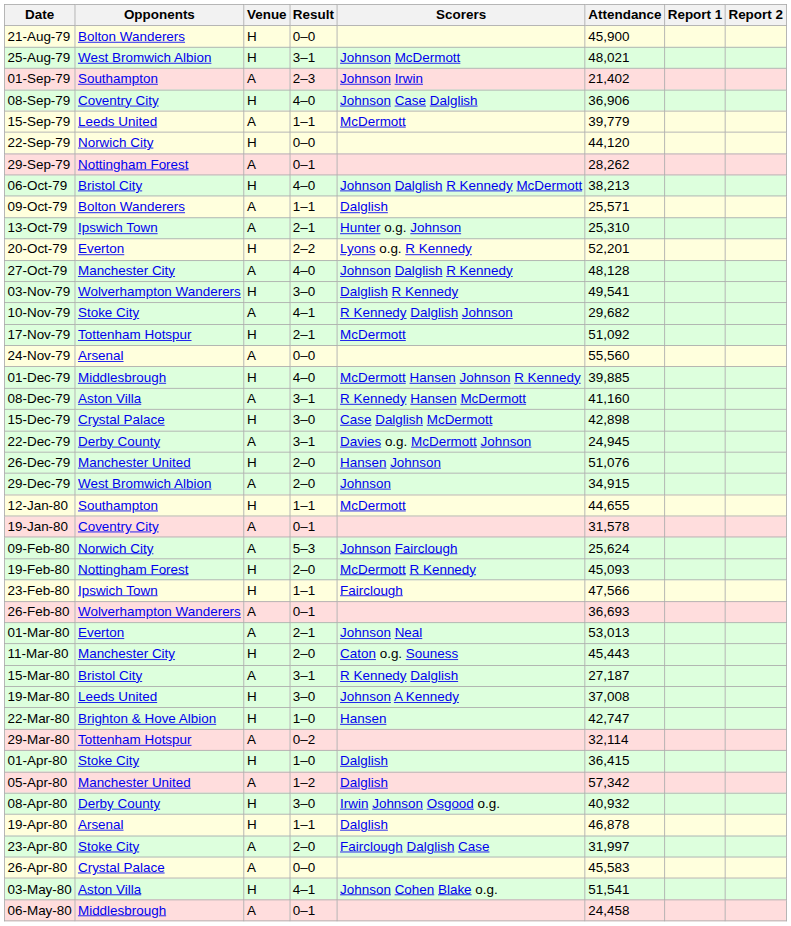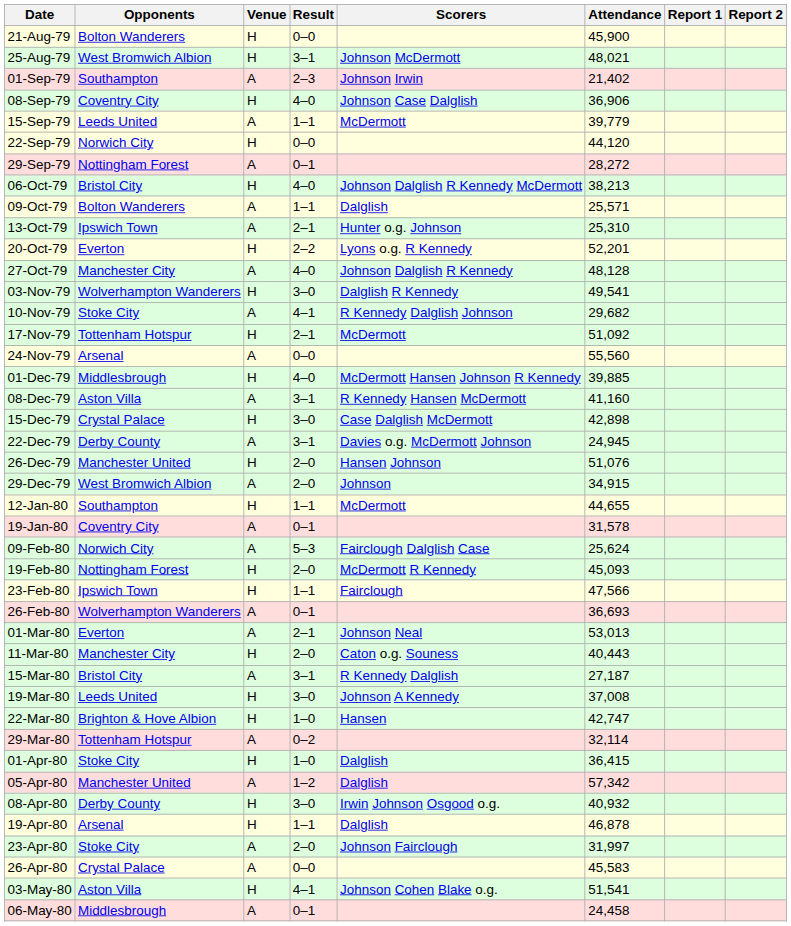(609, 164) 28,262 -> (609, 164) 28,272
(399, 548) Johnson Fairclough -> (415, 548) Fairclough Dalglish Case
(609, 654) 45,443 -> (609, 654) 40,443
(415, 846) Fairclough Dalglish Case -> (399, 846) Johnson Fairclough
